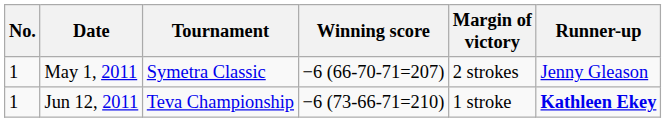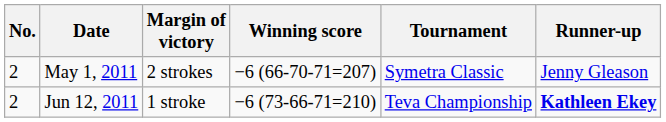columns swapped: (220, 30) <-> (492, 30)
(13, 71) 1 -> (13, 71) 2
(13, 102) 1 -> (13, 102) 2
